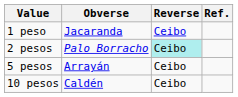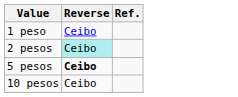- column: (106, 13)
(170, 66) normal -> (80, 66) bold
